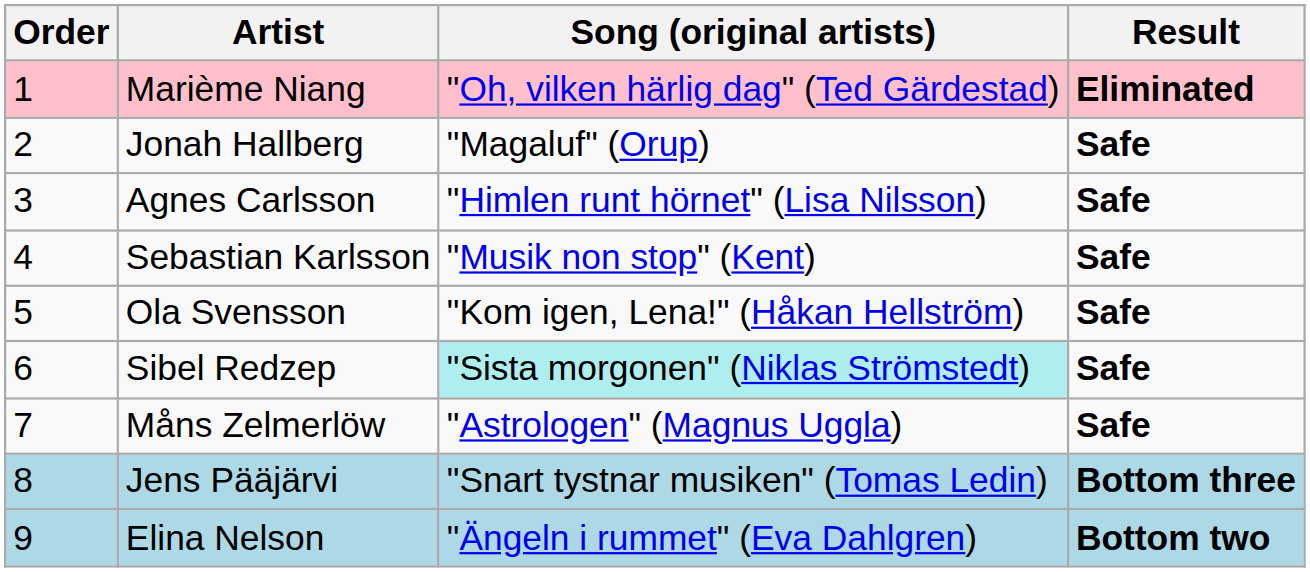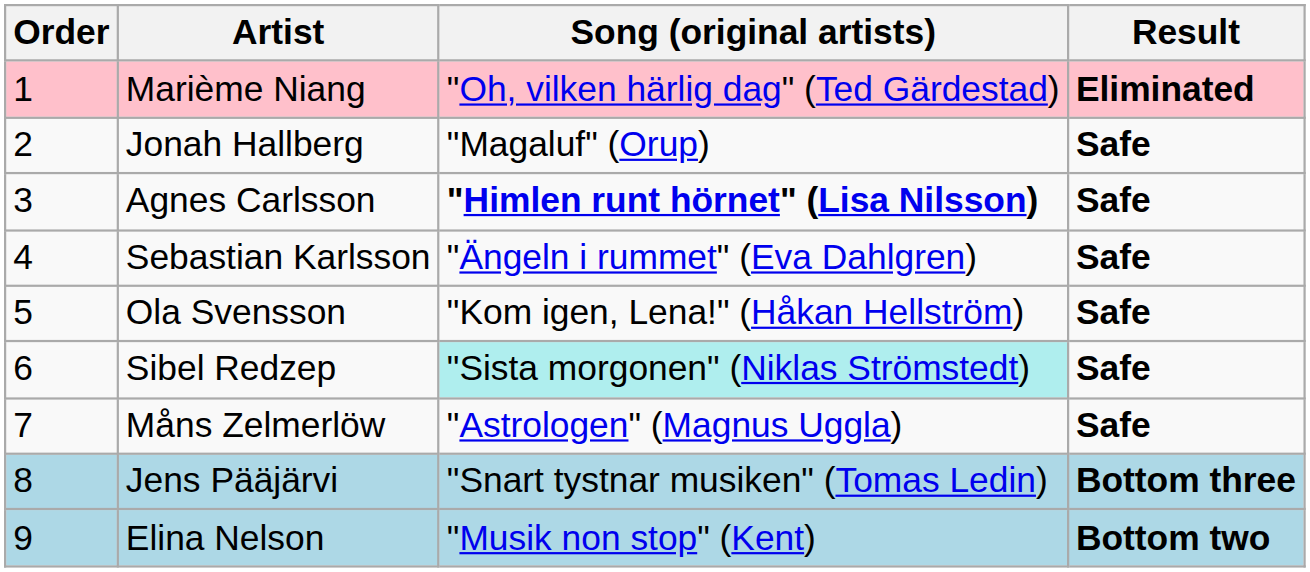(717, 200) normal -> (743, 200) bold
(631, 256) "Musik non stop" (Kent) -> (712, 256) "Ängeln i rummet" (Eva Dahlgren)
(712, 537) "Ängeln i rummet" (Eva Dahlgren) -> (631, 537) "Musik non stop" (Kent)
